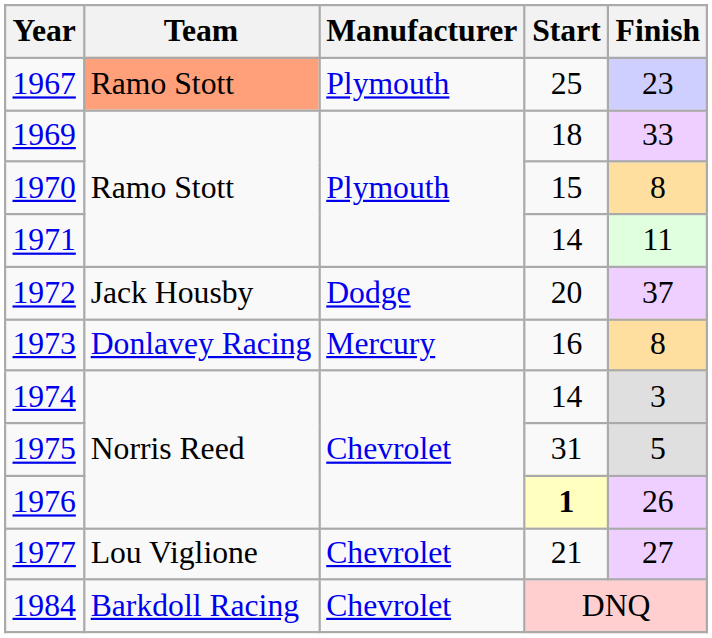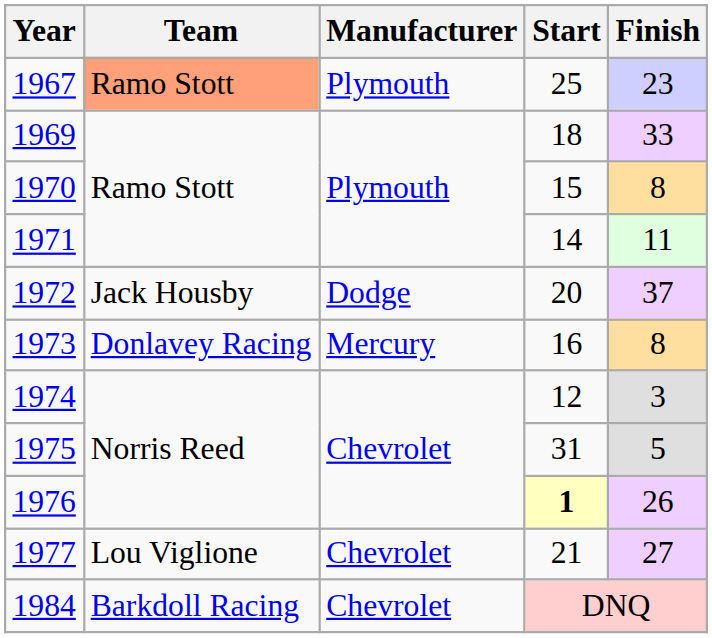(566, 396) 14 -> (566, 396) 12
